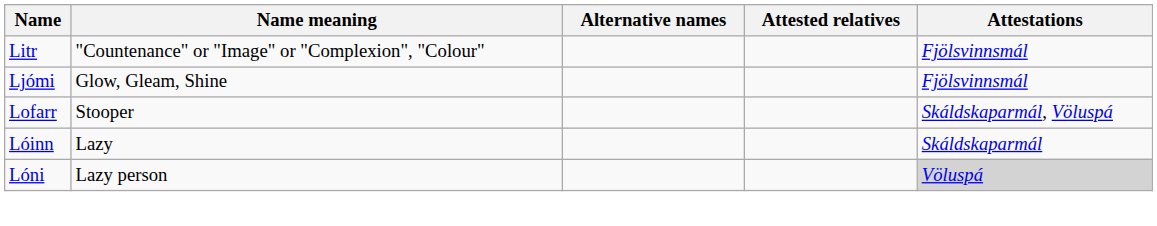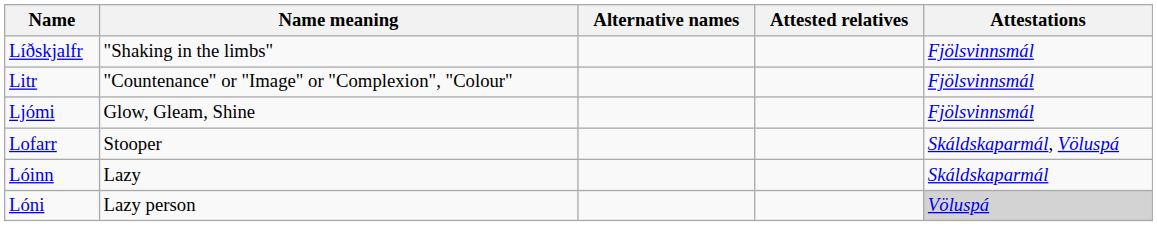+ row: (46, 51)
